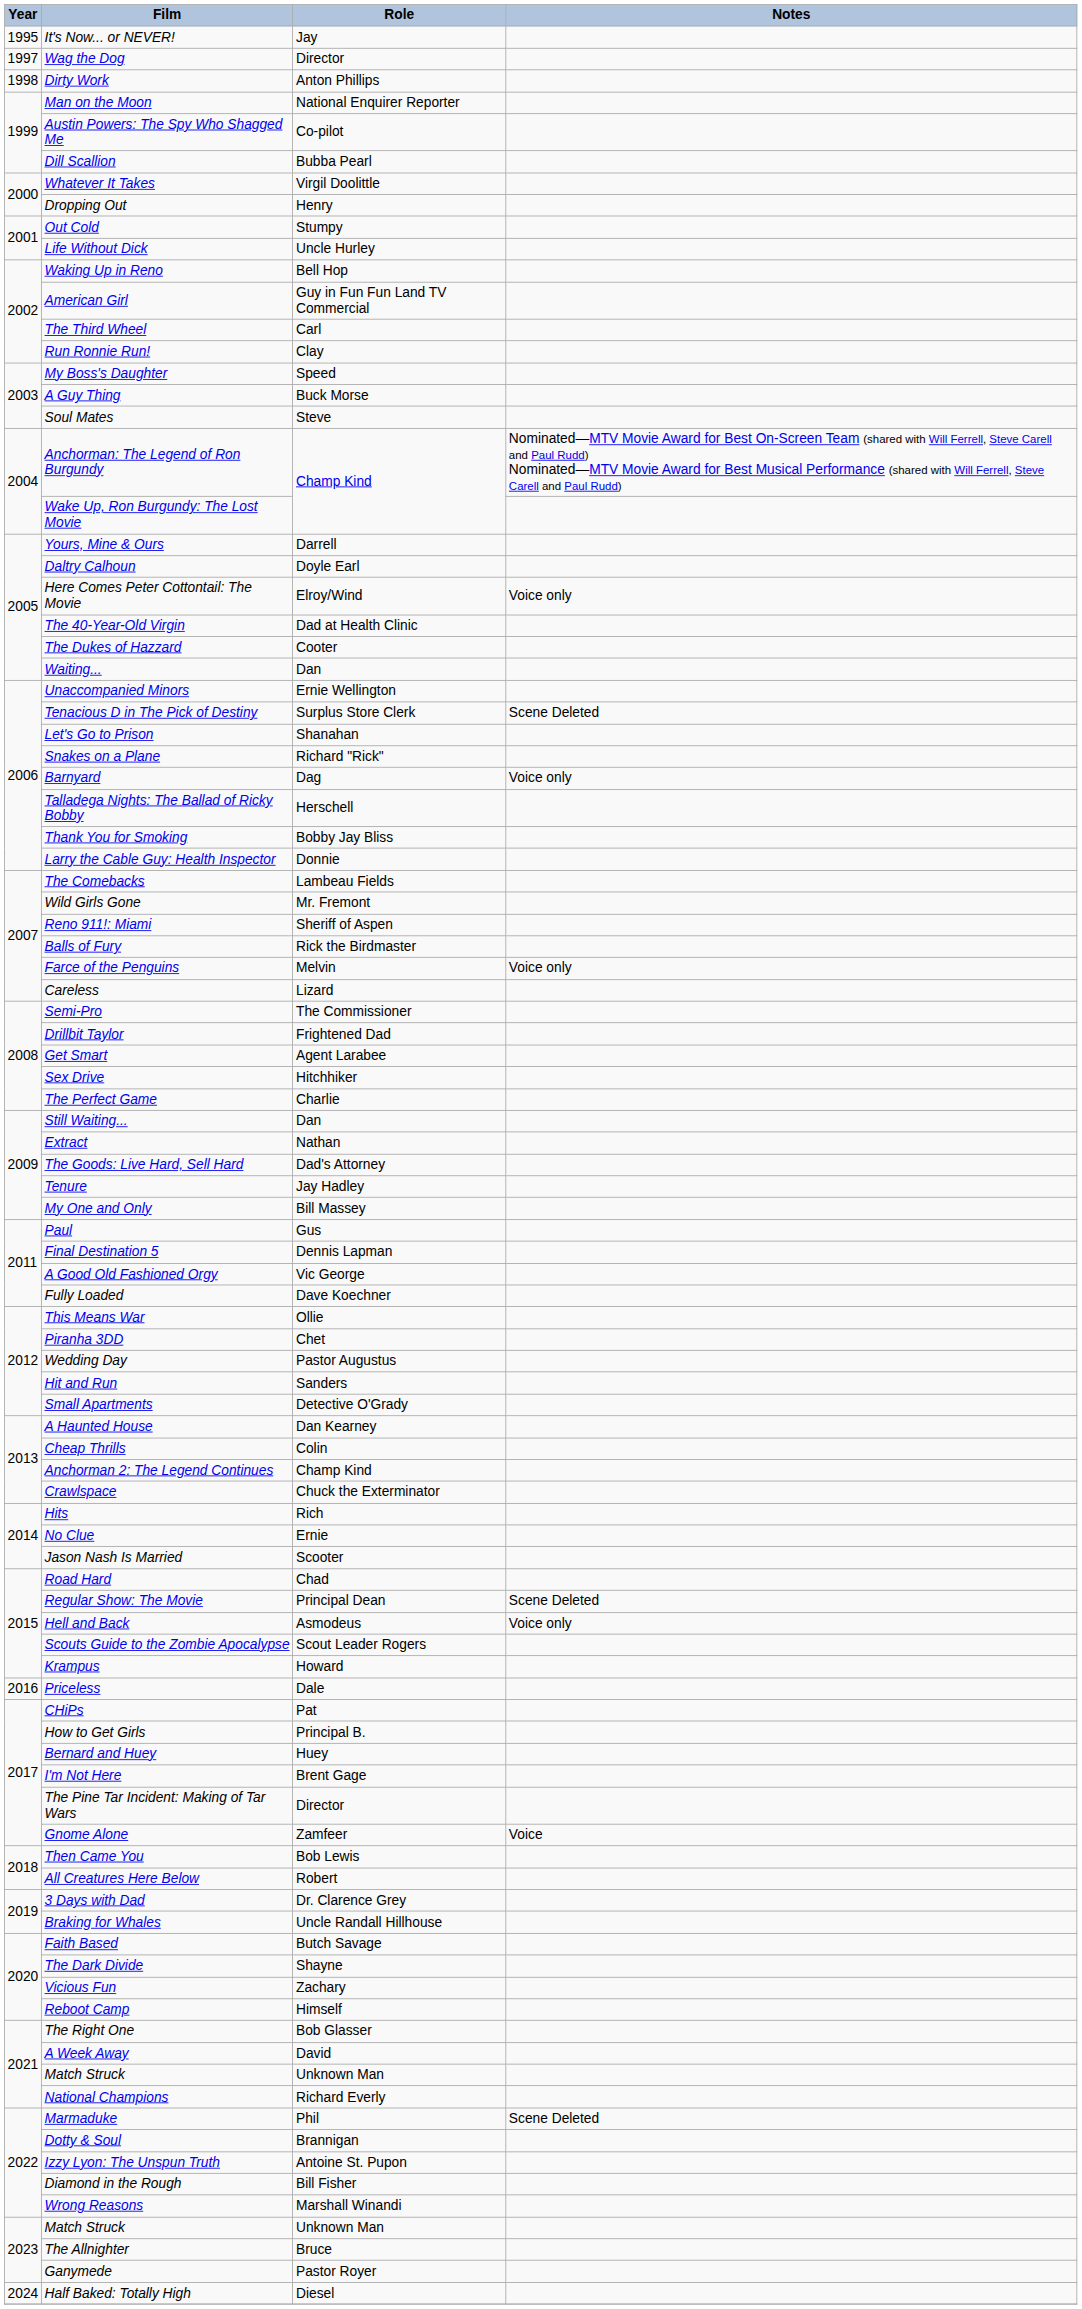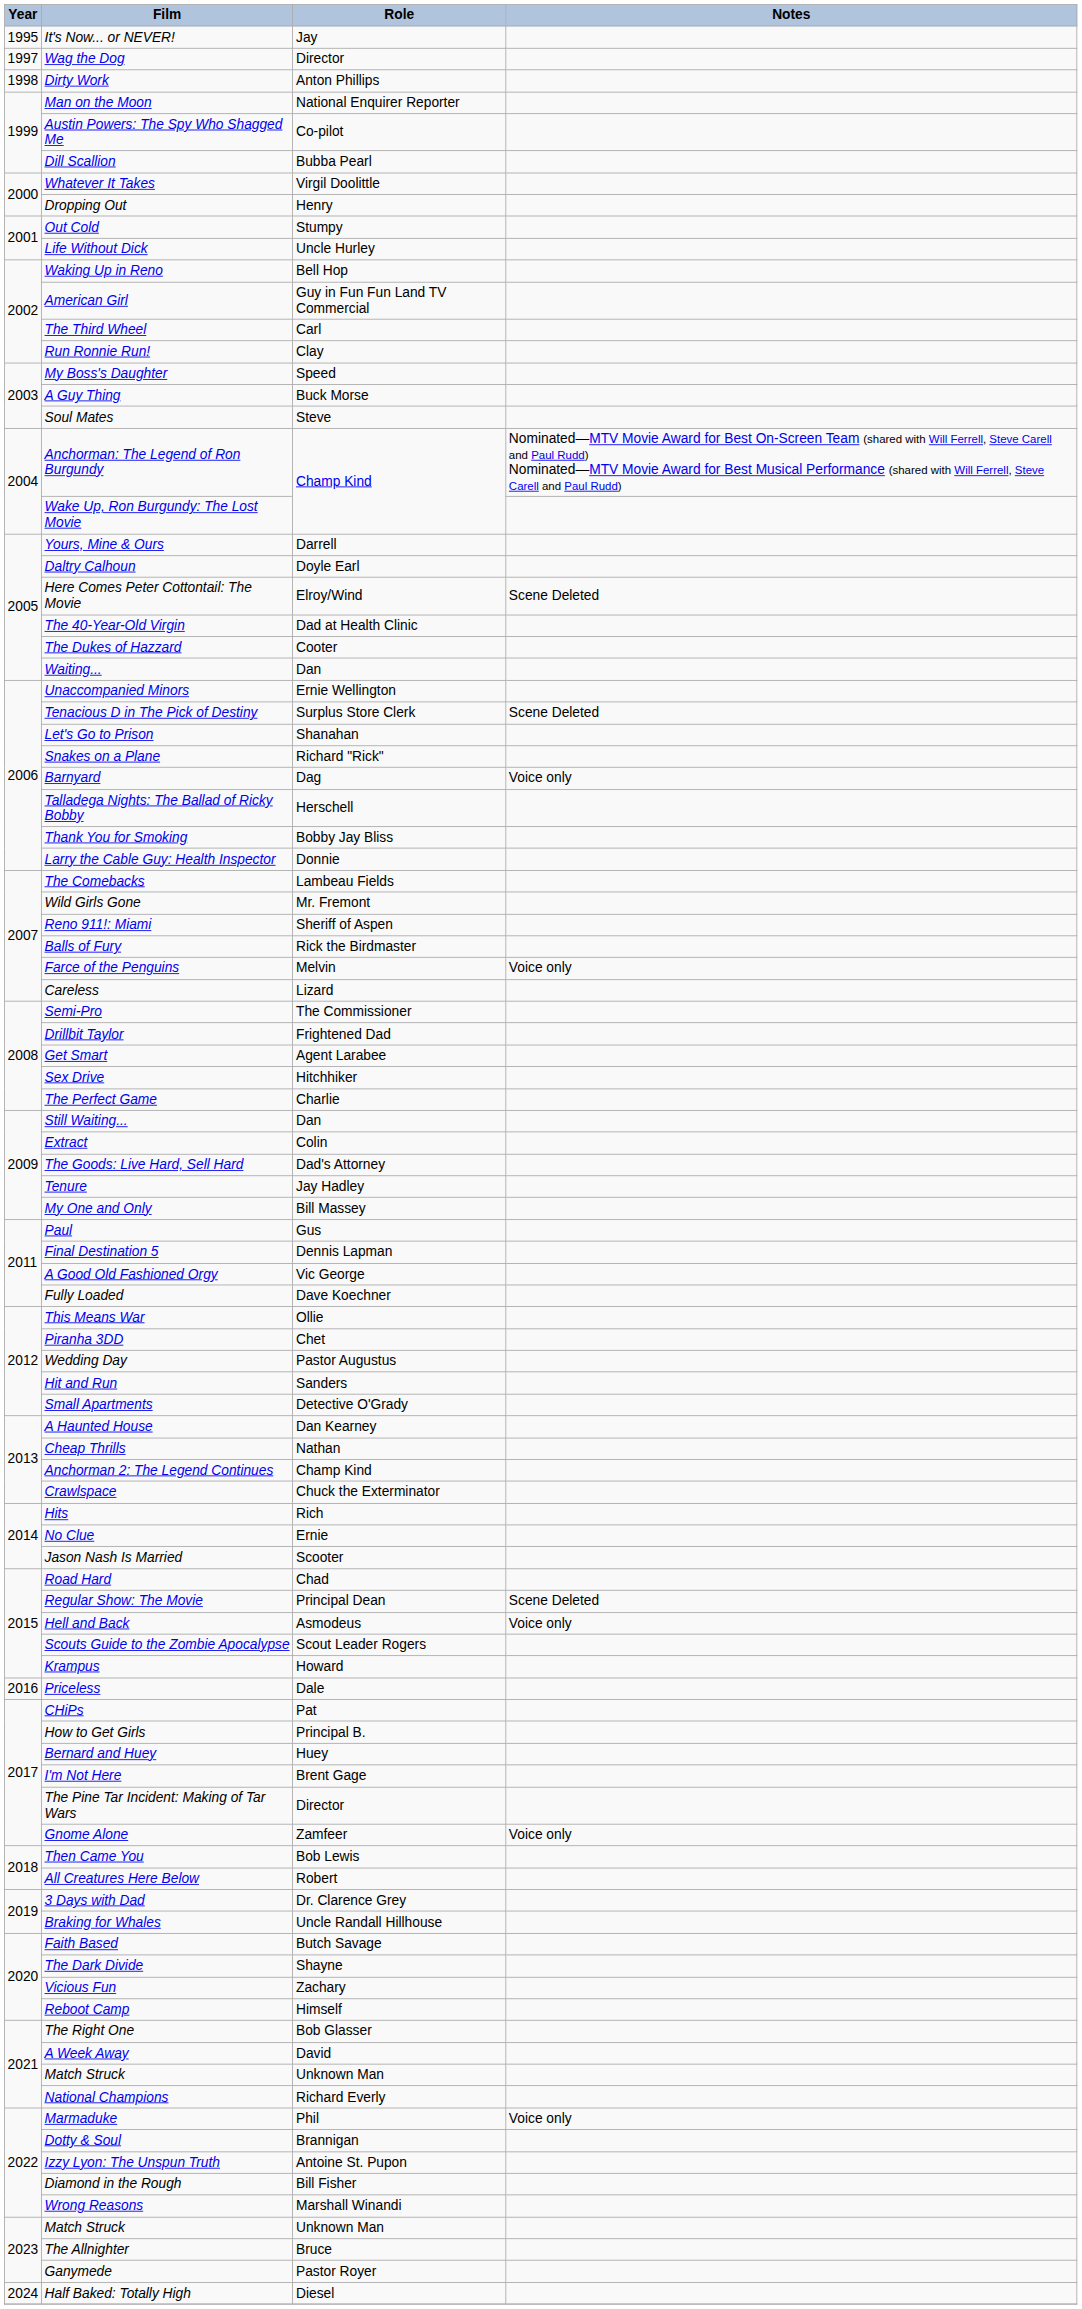(540, 596) Voice only -> (554, 596) Scene Deleted
(318, 1143) Nathan -> (312, 1143) Colin
(312, 1448) Colin -> (318, 1448) Nathan
(526, 1835) Voice -> (540, 1835) Voice only
(554, 2118) Scene Deleted -> (540, 2118) Voice only
